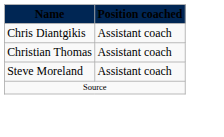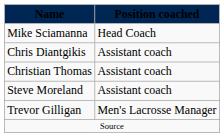+ row: (47, 33)
+ row: (44, 109)
